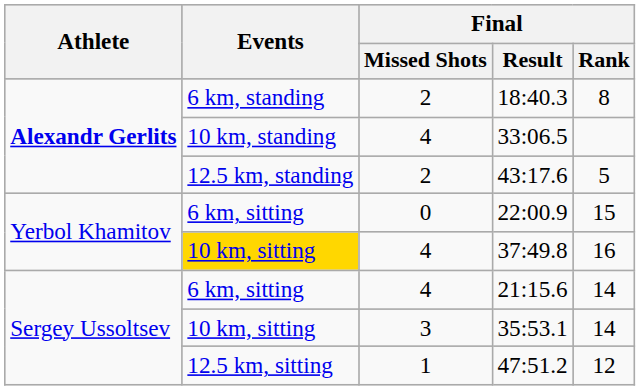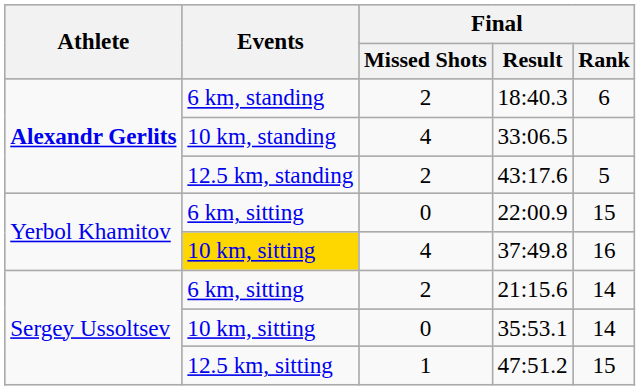(604, 98) 8 -> (604, 98) 6
(425, 289) 4 -> (425, 289) 2
(425, 327) 3 -> (425, 327) 0
(604, 366) 12 -> (604, 366) 15
